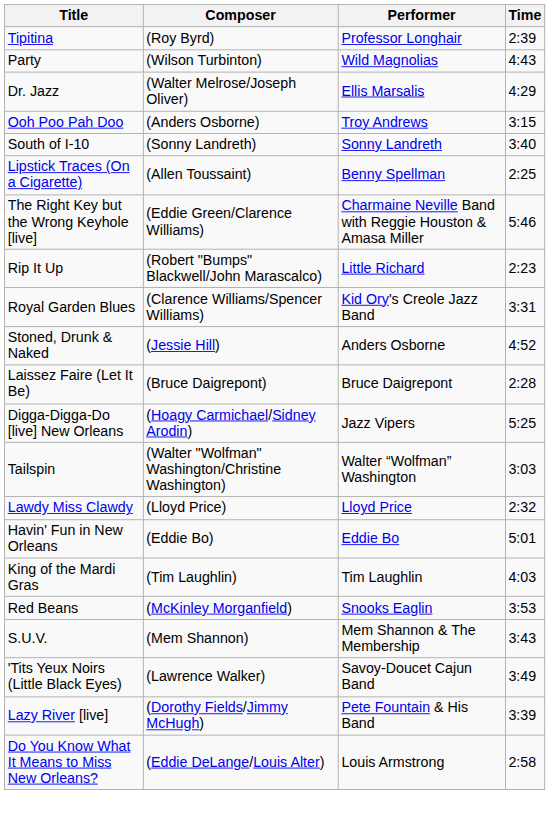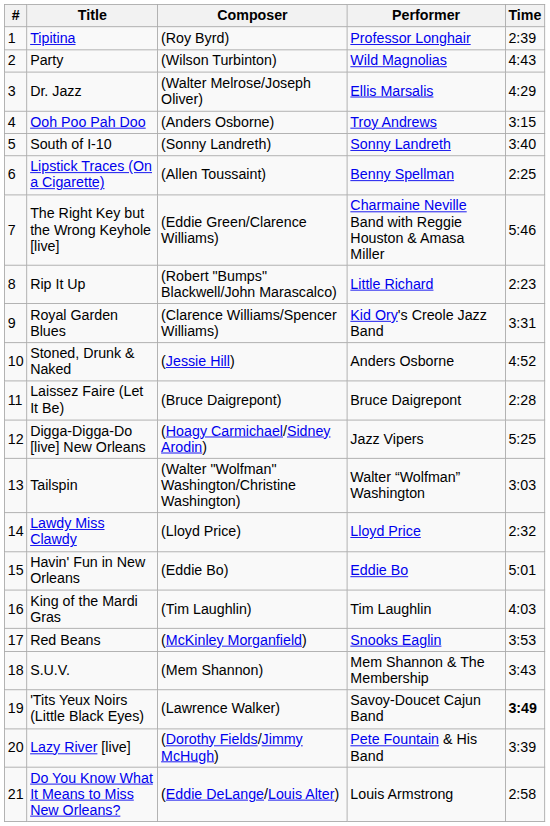+ column: (16, 15)
(522, 677) normal -> (523, 709) bold
